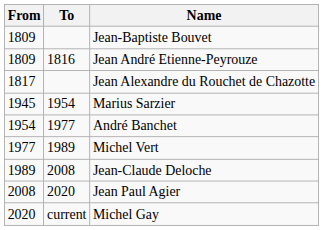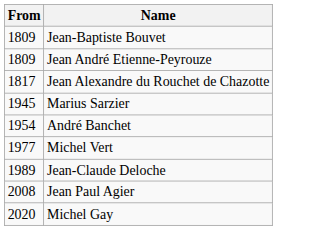- column: (67, 15)
